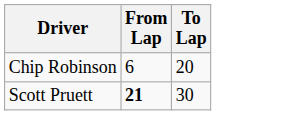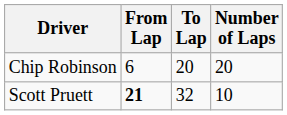+ column: (247, 28)
(185, 95) 30 -> (185, 95) 32
